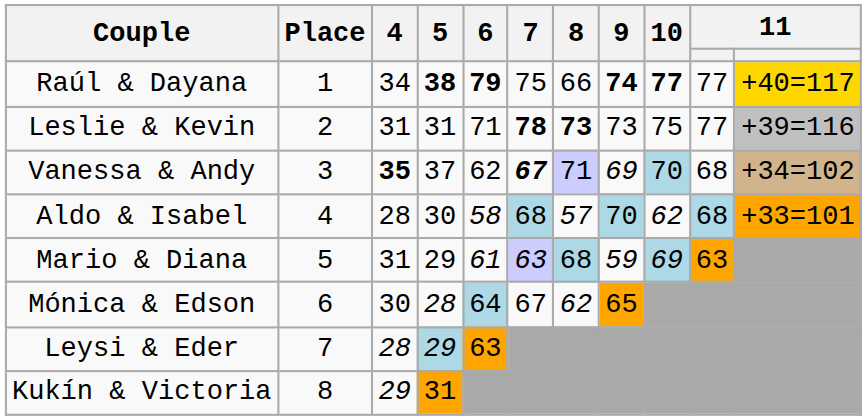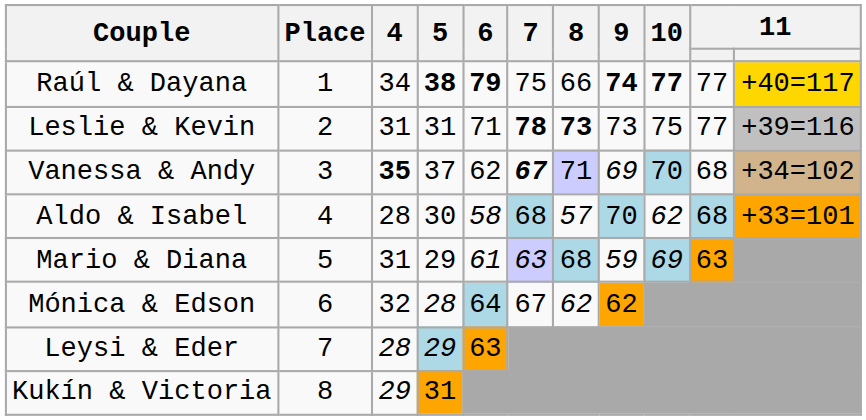(395, 304) 30 -> (395, 304) 32
(621, 304) 65 -> (621, 304) 62
